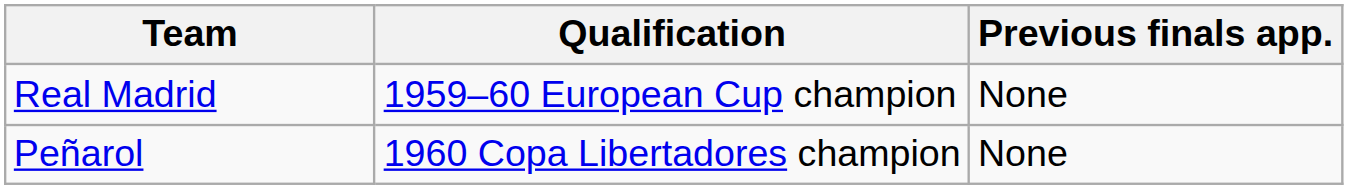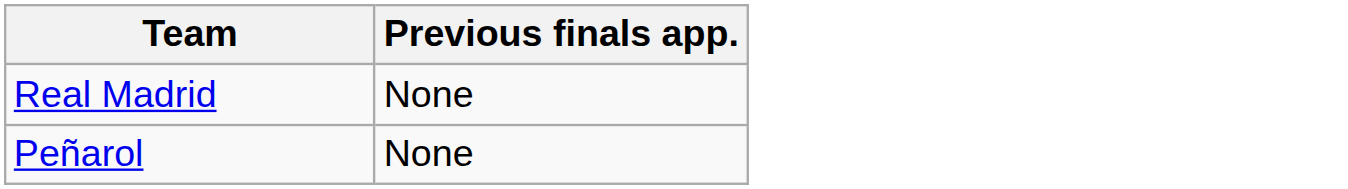- column: (672, 34)
